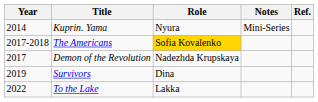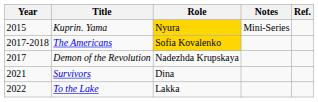(16, 27) 2014 -> (16, 27) 2015
(167, 27) no background -> (167, 27) gold background
(16, 74) 2019 -> (16, 74) 2021
